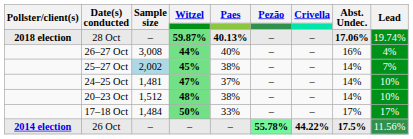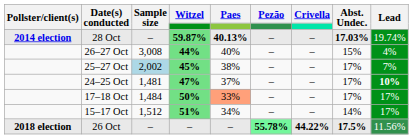(43, 37) 2018 election -> (43, 37) 2014 election
(352, 37) 17.06% -> (352, 37) 17.03%
(352, 52) 16% -> (352, 52) 15%
(352, 67) 14% -> (352, 67) 17%
(352, 82) 14% -> (352, 82) 17%
(390, 82) normal -> (390, 82) bold
- row: (106, 97)
(230, 112) no background -> (230, 97) lightsalmon background
+ row: (106, 112)
(43, 127) 2014 election -> (43, 127) 2018 election
